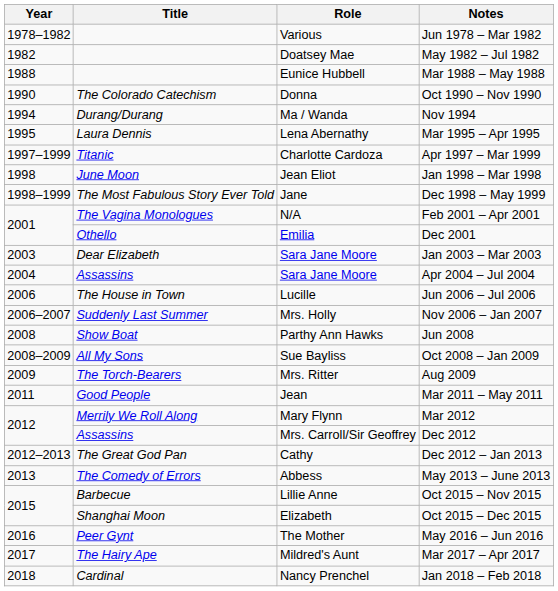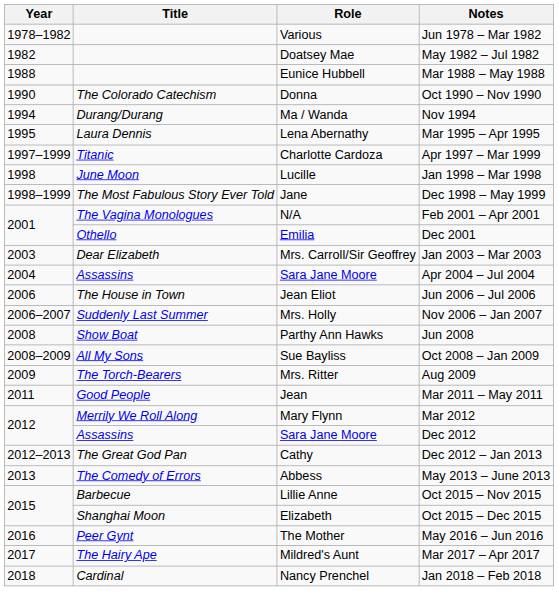(308, 174) Jean Eliot -> (298, 174) Lucille
(328, 255) Sara Jane Moore -> (348, 255) Mrs. Carroll/Sir Geoffrey
(298, 295) Lucille -> (308, 295) Jean Eliot
(348, 435) Mrs. Carroll/Sir Geoffrey -> (328, 435) Sara Jane Moore
